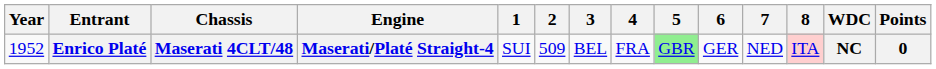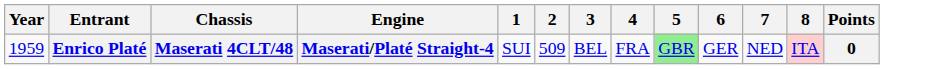- column: (849, 19)
(26, 48) 1952 -> (26, 48) 1959
